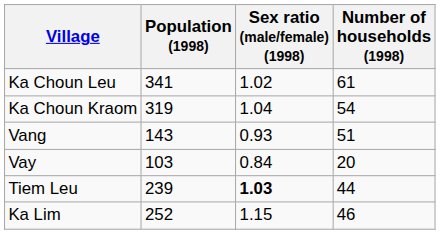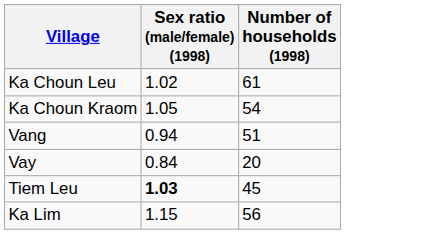- column: (188, 36)
(256, 108) 1.04 -> (161, 108) 1.05
(256, 135) 0.93 -> (161, 135) 0.94
(346, 188) 44 -> (252, 188) 45
(346, 215) 46 -> (252, 215) 56
